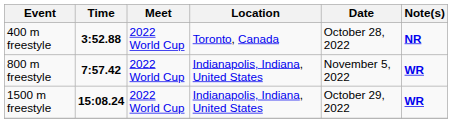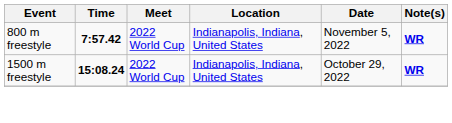- row: (29, 38)
